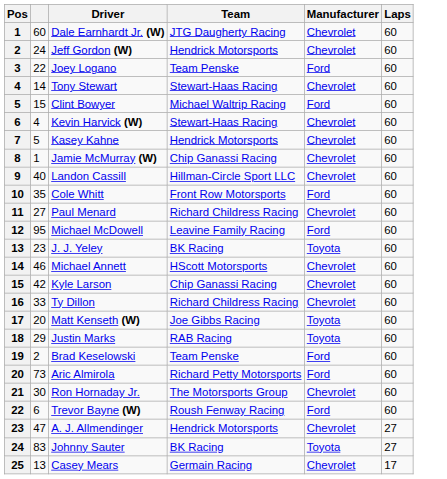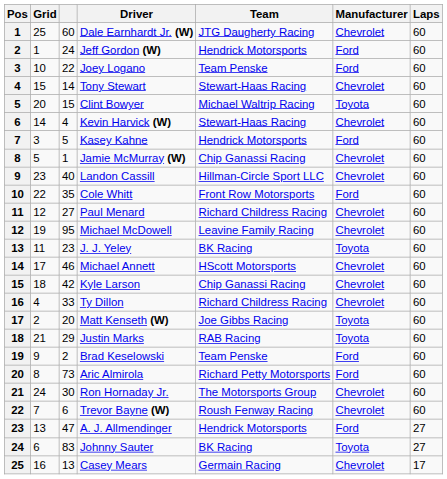+ column: (45, 14)
(331, 50) Chevrolet -> (347, 50) Ford
(318, 104) Ford -> (352, 104) Toyota
(331, 140) Chevrolet -> (347, 140) Ford
(318, 230) Ford -> (360, 230) Chevrolet
(318, 411) Ford -> (360, 411) Chevrolet
(331, 429) Chevrolet -> (347, 429) Ford
